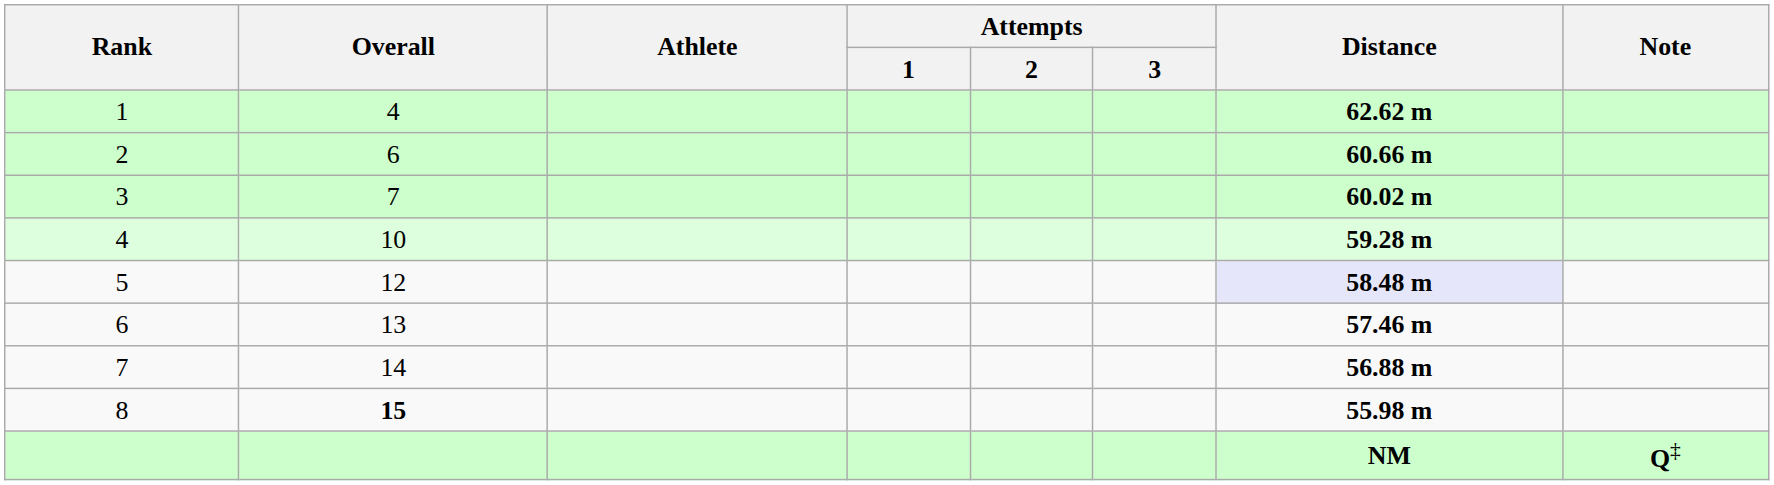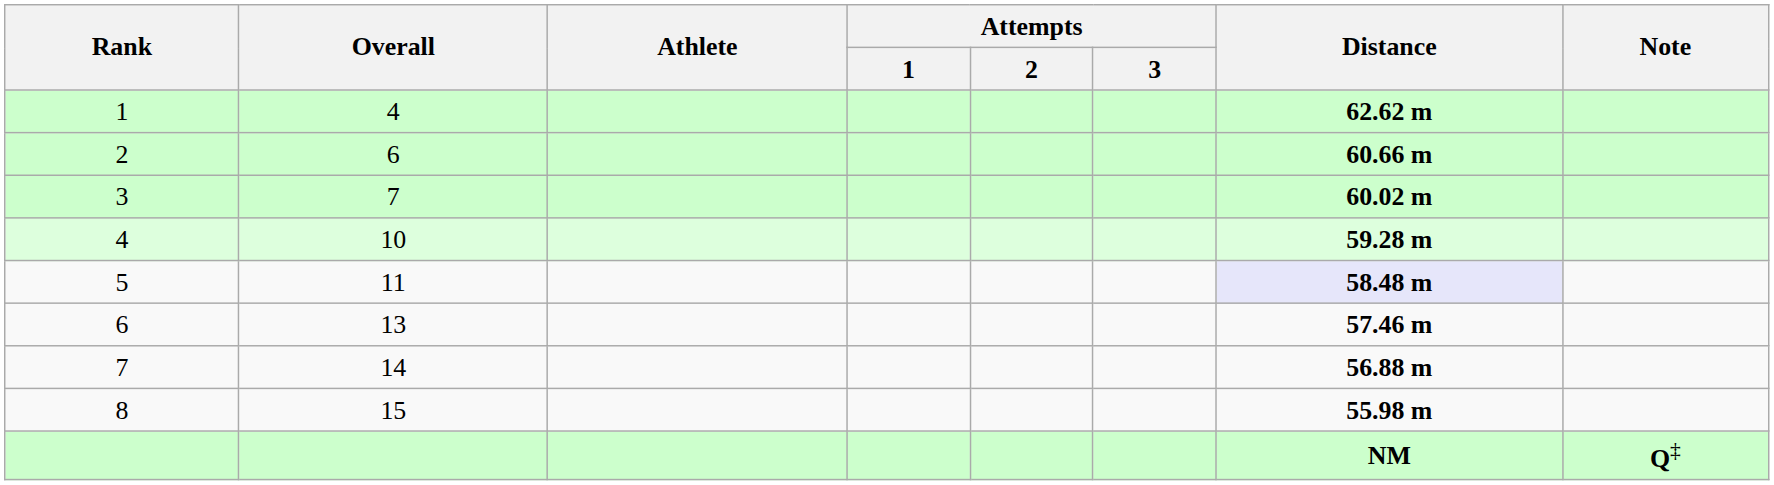(393, 281) 12 -> (393, 281) 11
(393, 409) bold -> (393, 409) normal
